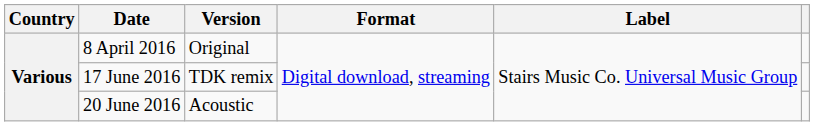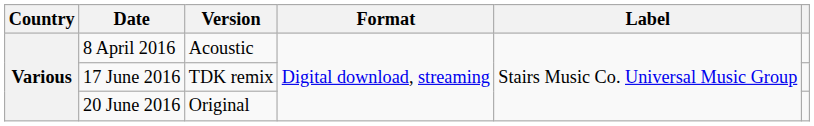(219, 47) Original -> (221, 47) Acoustic
(221, 105) Acoustic -> (219, 105) Original
